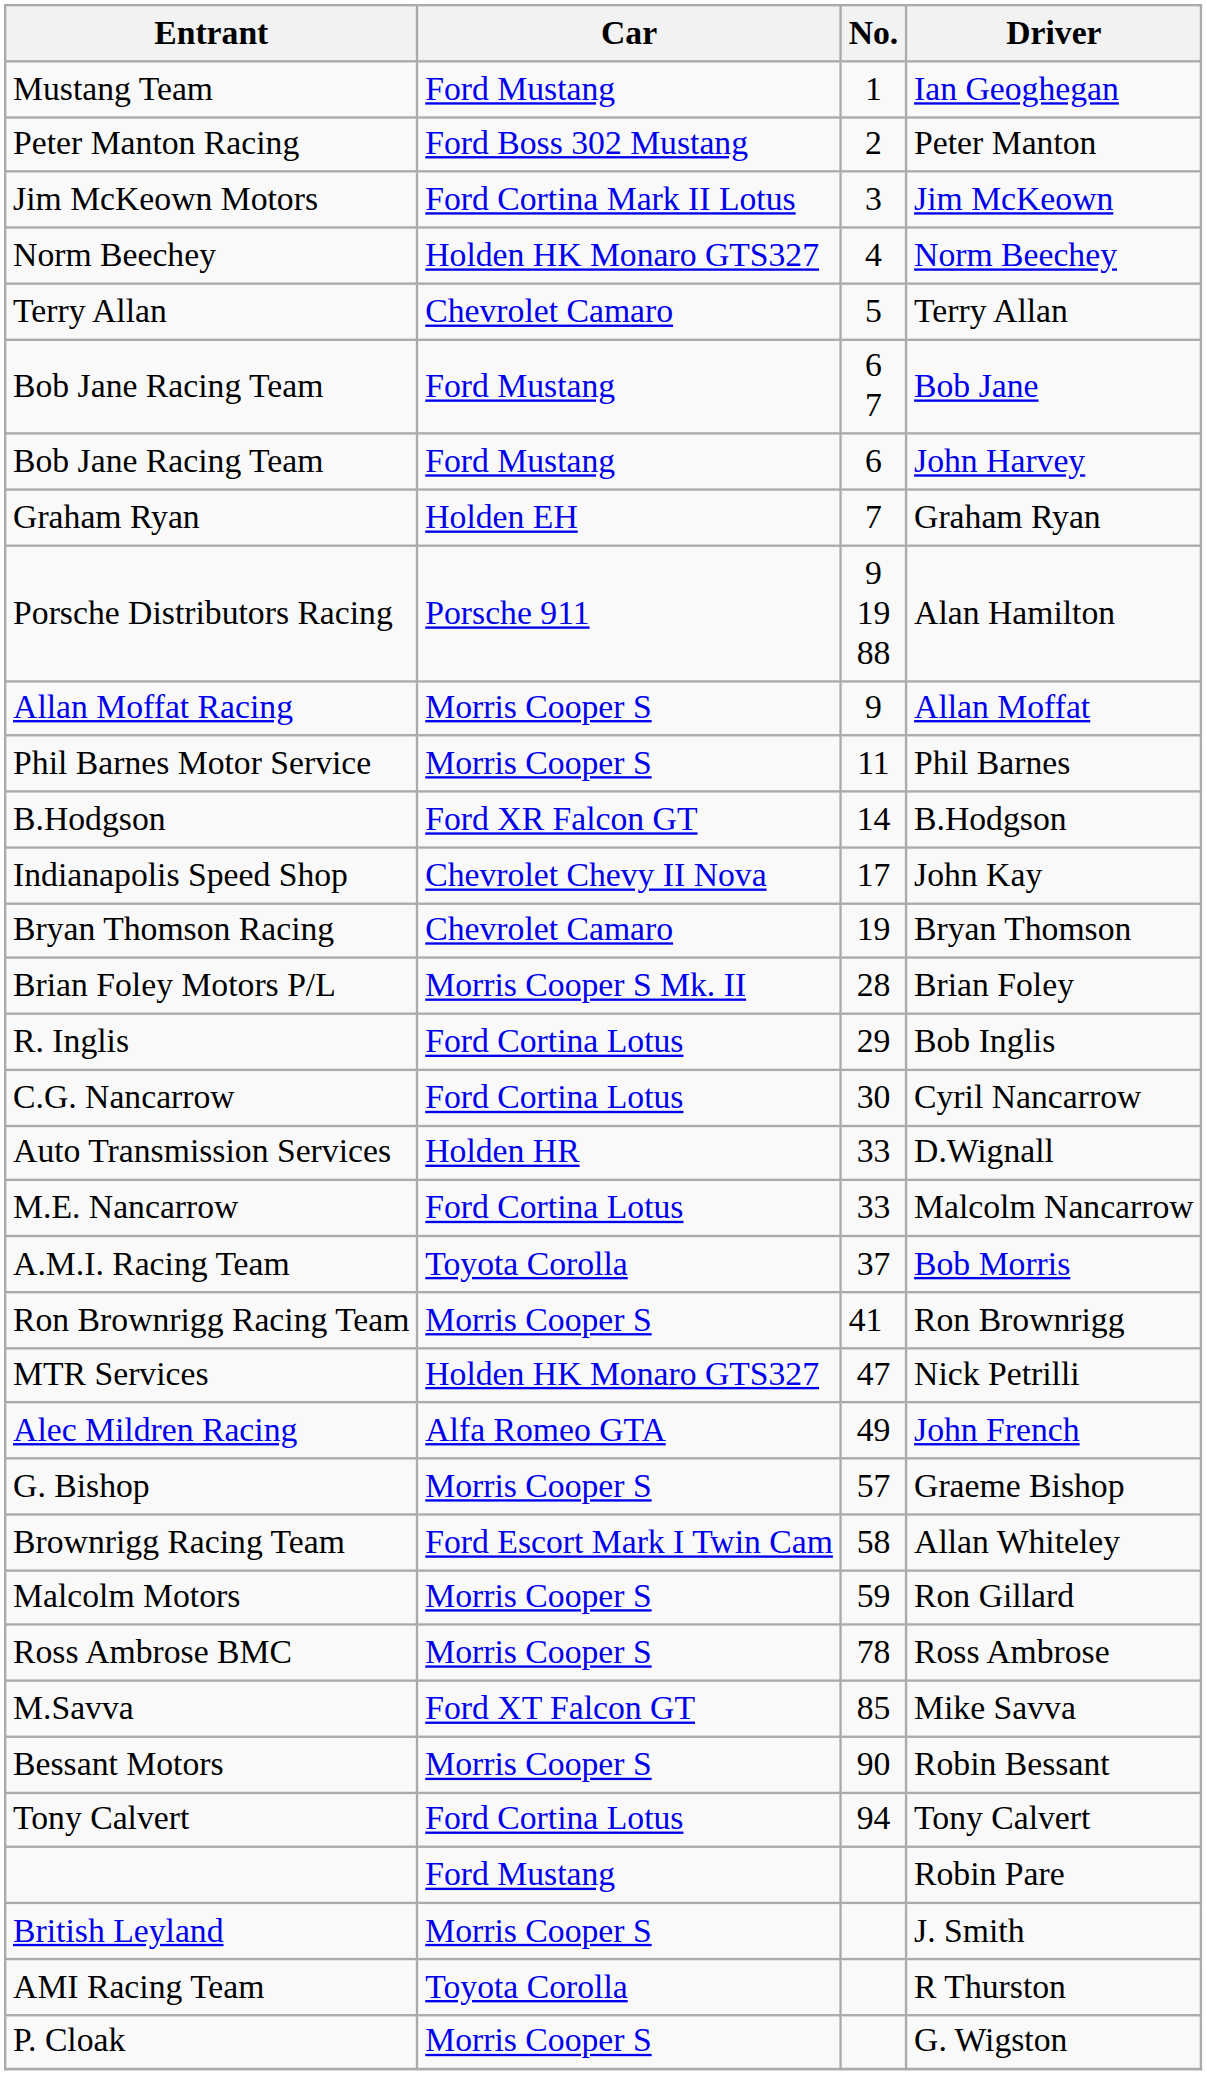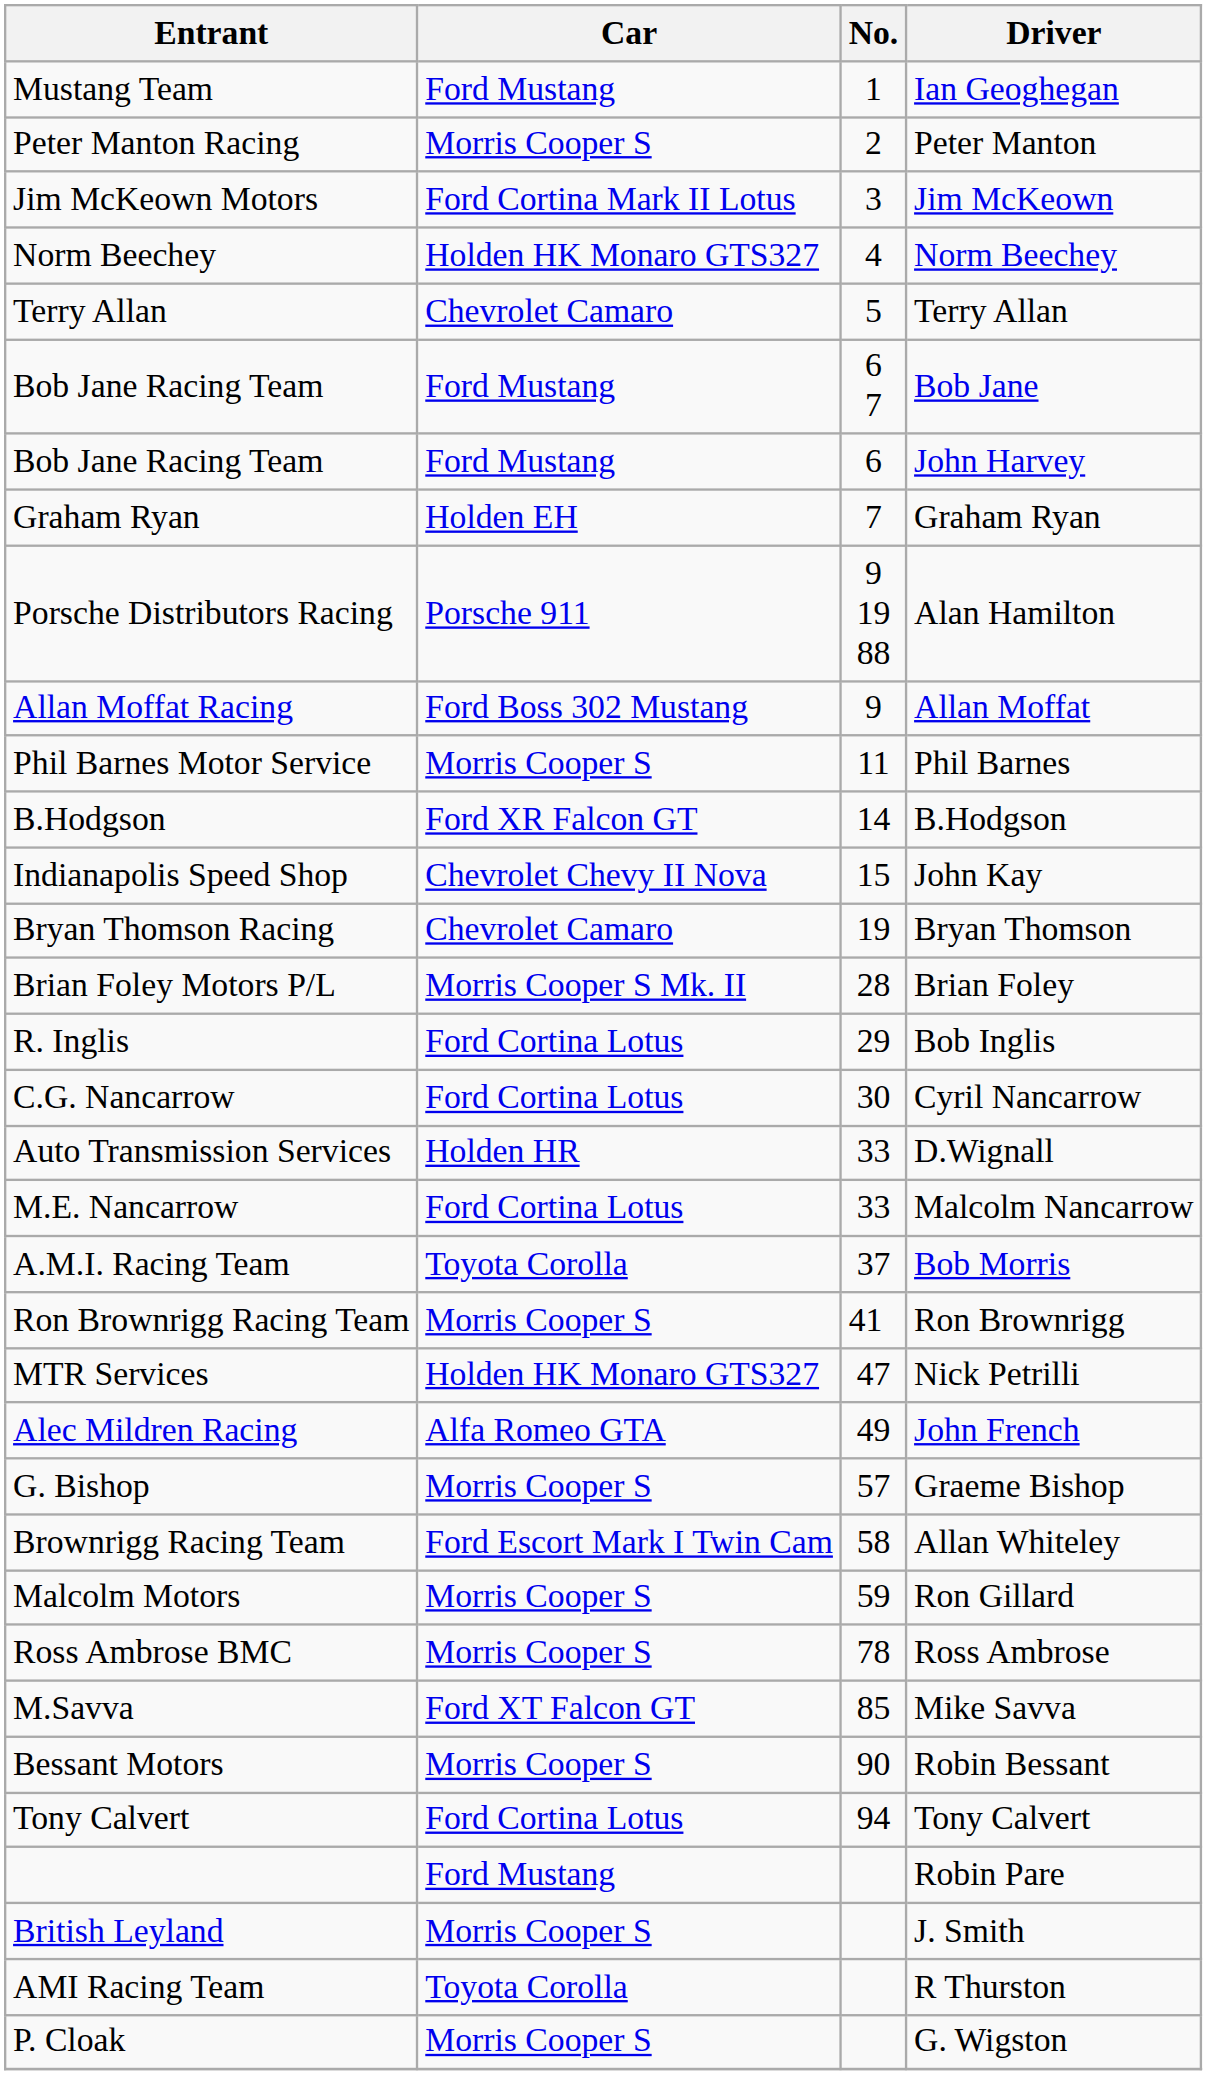(587, 143) Ford Boss 302 Mustang -> (538, 143) Morris Cooper S
(538, 707) Morris Cooper S -> (587, 707) Ford Boss 302 Mustang
(873, 874) 17 -> (873, 874) 15
